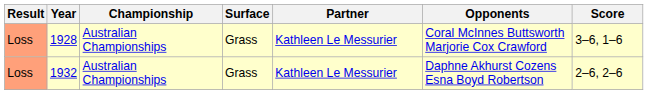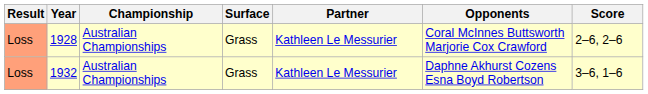(599, 40) 3–6, 1–6 -> (599, 40) 2–6, 2–6
(599, 73) 2–6, 2–6 -> (599, 73) 3–6, 1–6
